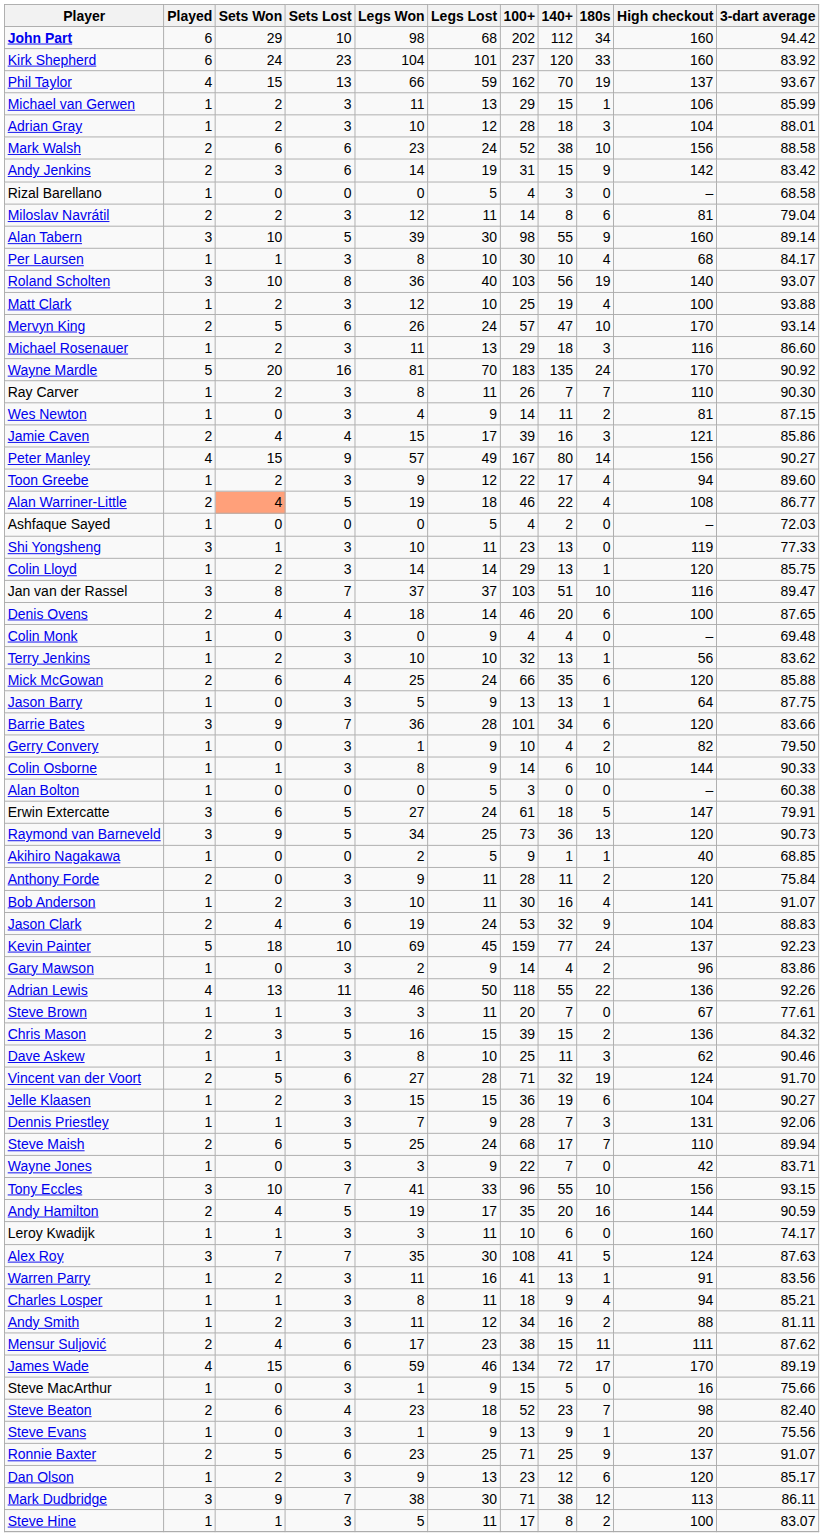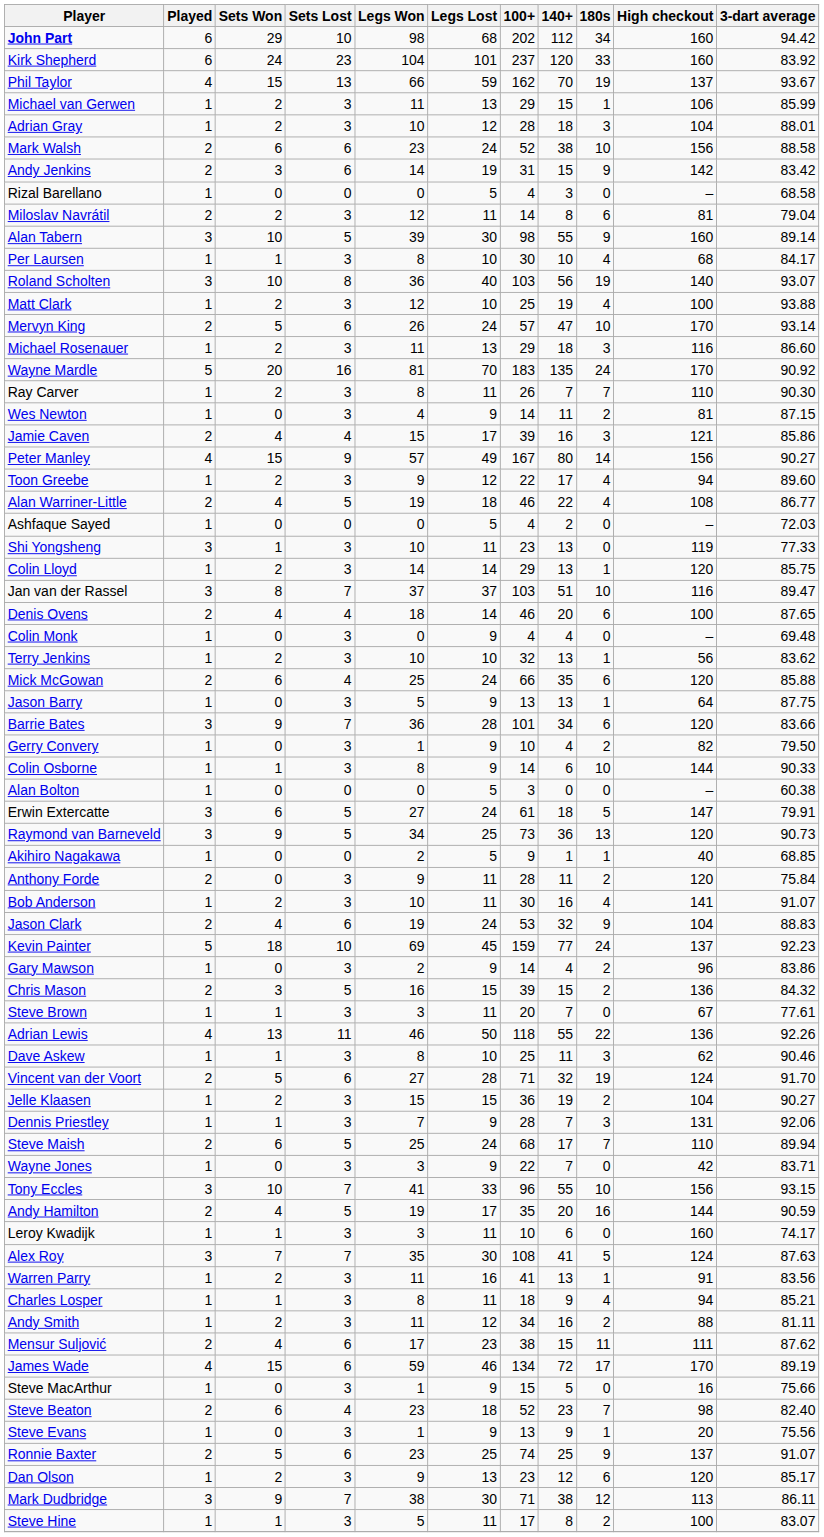(278, 503) lightsalmon background -> (278, 503) no background
rows swapped: (47, 1034) <-> (48, 990)
(607, 1100) 6 -> (607, 1100) 2
(527, 1455) 71 -> (527, 1455) 74
